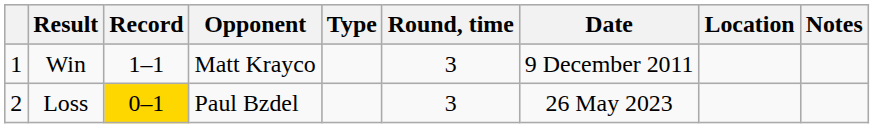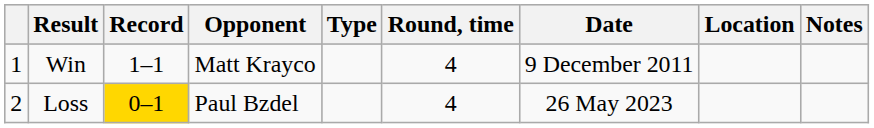(451, 63) 3 -> (451, 63) 4
(451, 103) 3 -> (451, 103) 4
